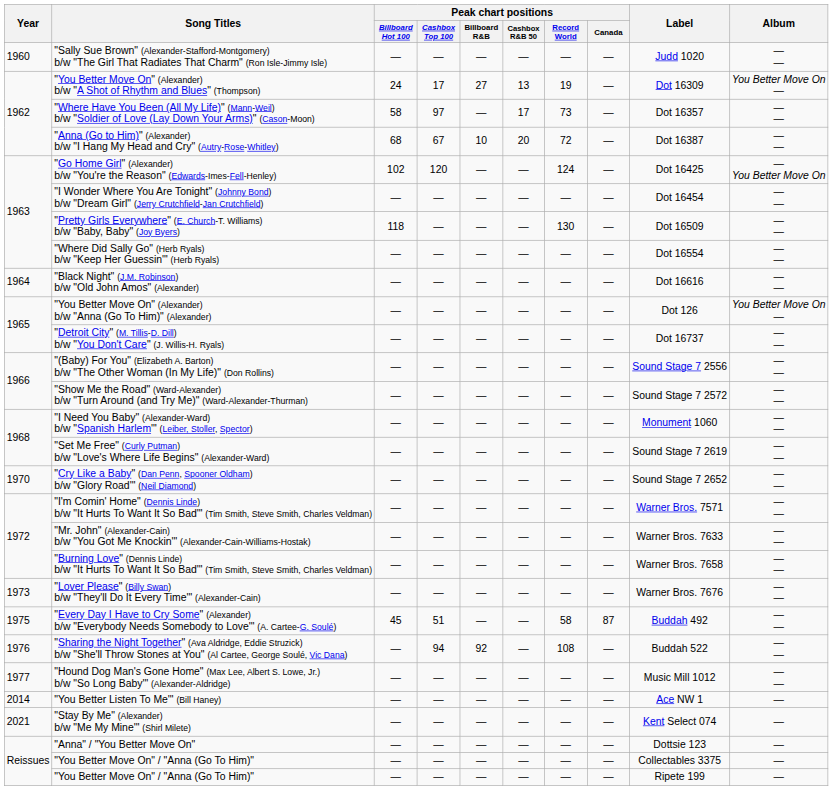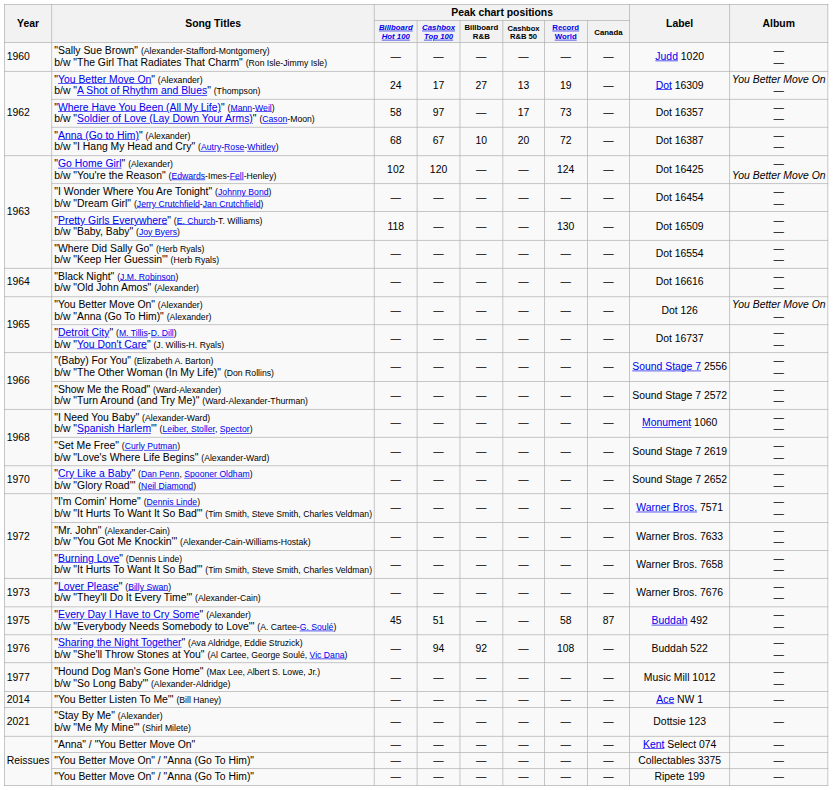(680, 721) Kent Select 074 -> (680, 721) Dottsie 123
(680, 744) Dottsie 123 -> (680, 744) Kent Select 074
